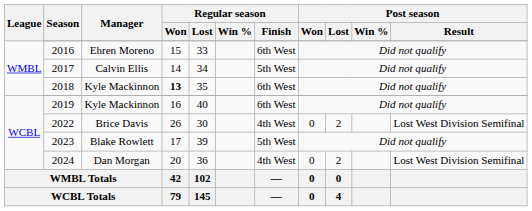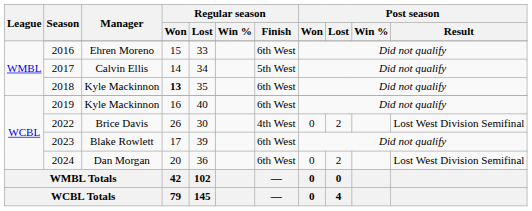(276, 141) 5th West -> (276, 141) 6th West
(276, 160) 4th West -> (276, 160) 6th West
